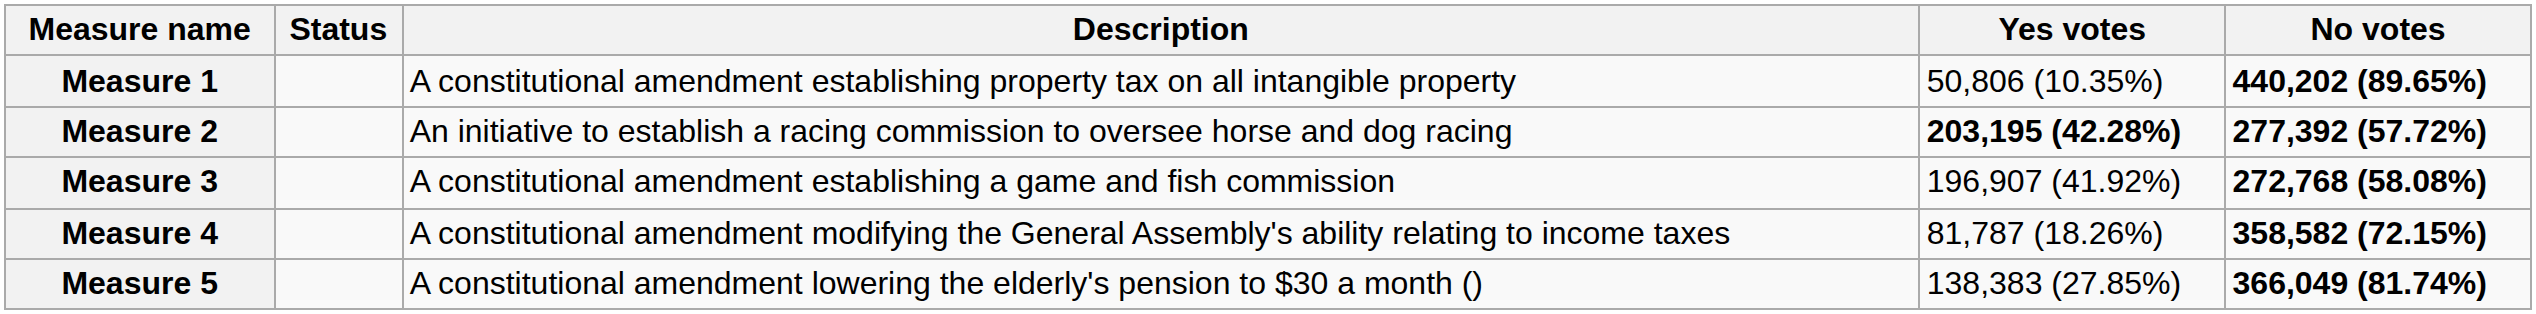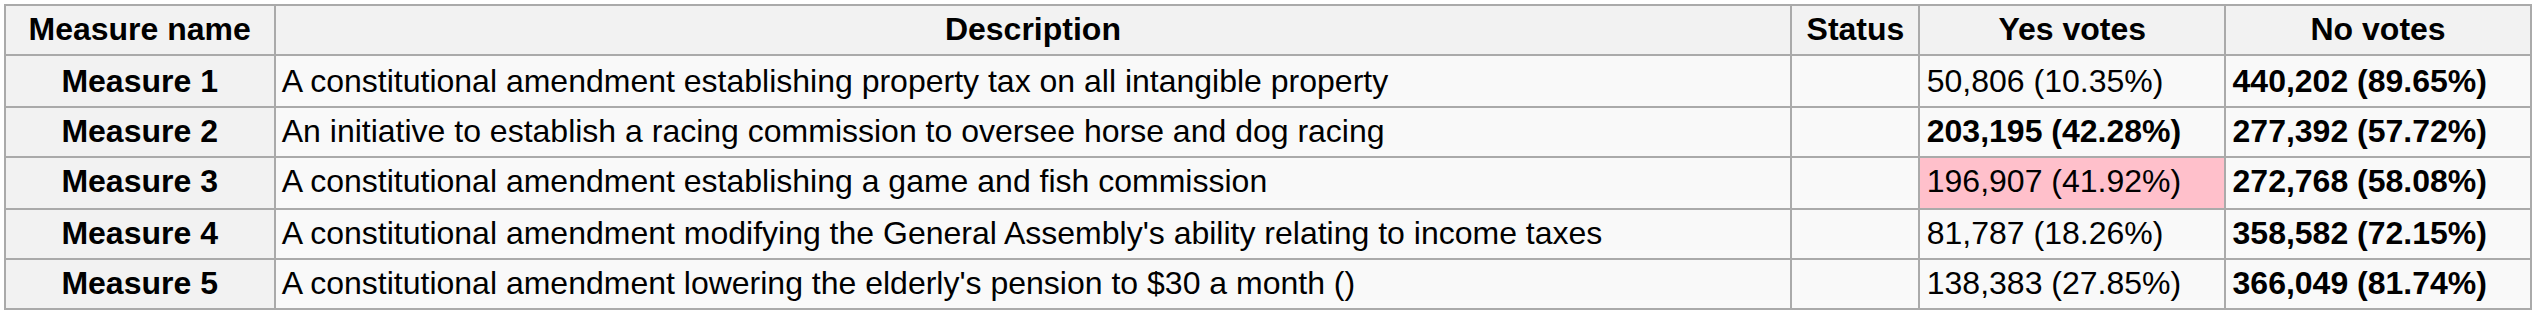columns swapped: (1161, 29) <-> (338, 29)
(2054, 182) no background -> (2054, 182) pink background
